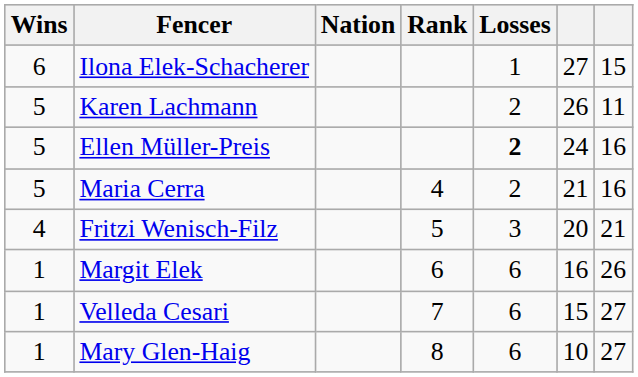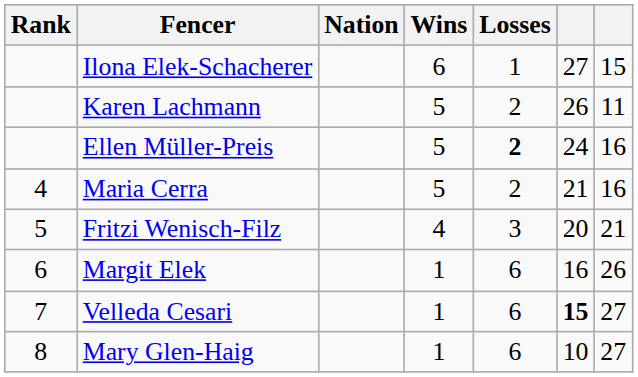columns swapped: (437, 24) <-> (39, 24)
(576, 310) normal -> (576, 310) bold
